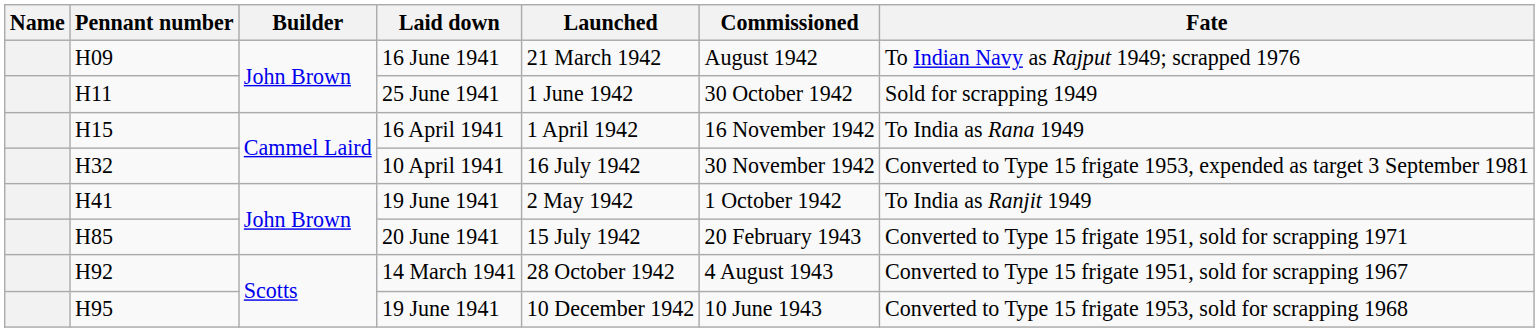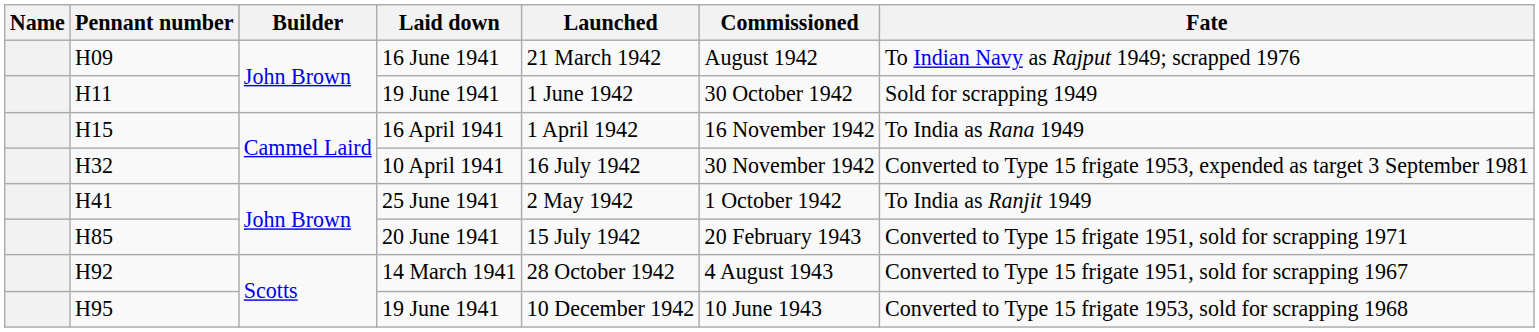(441, 93) 25 June 1941 -> (441, 93) 19 June 1941
(441, 200) 19 June 1941 -> (441, 200) 25 June 1941
